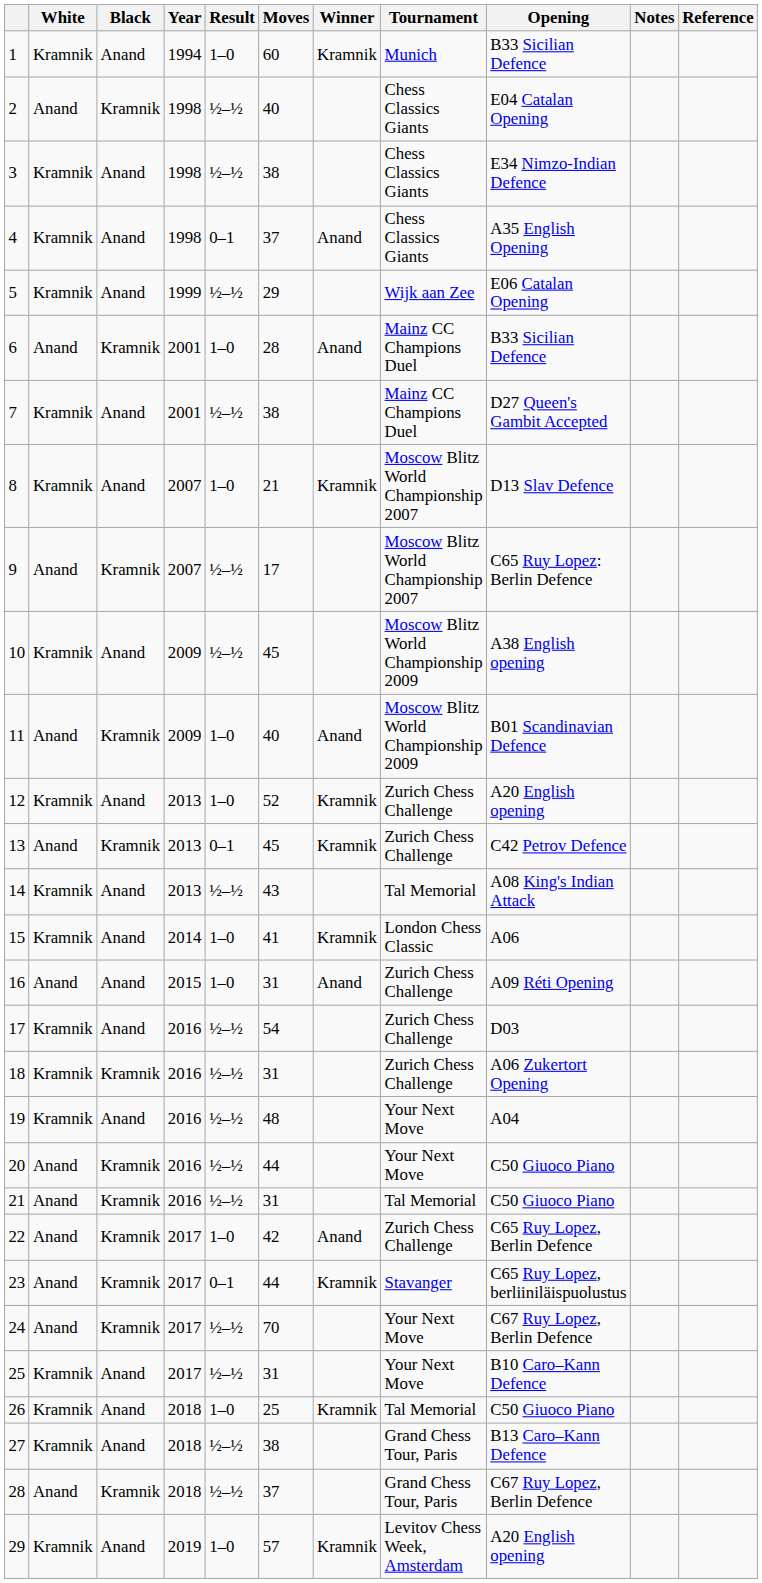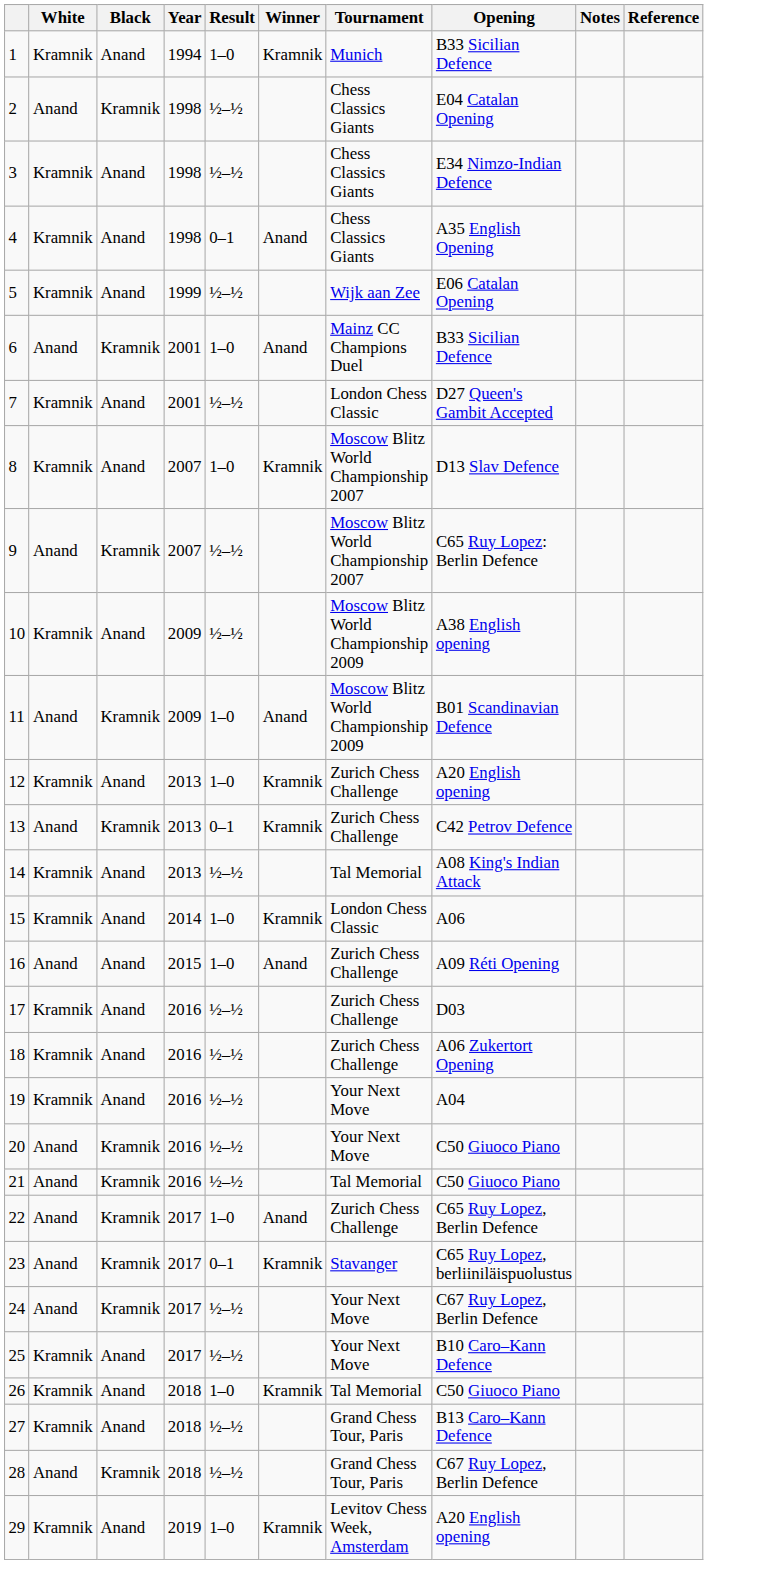- column: (286, 17)
(423, 412) Mainz CC Champions Duel -> (378, 402) London Chess Classic
(130, 1073) Kramnik -> (123, 1054) Anand
